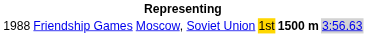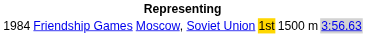(17, 25) 1988 -> (17, 25) 1984
(298, 25) bold -> (298, 25) normal
